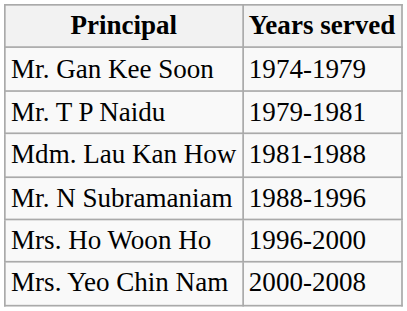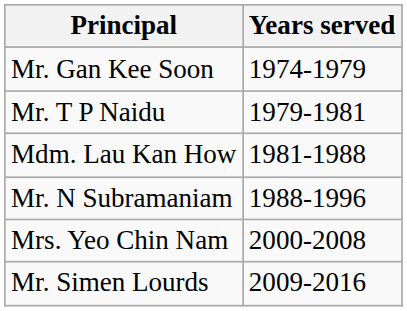- row: (111, 240)
+ row: (110, 283)
